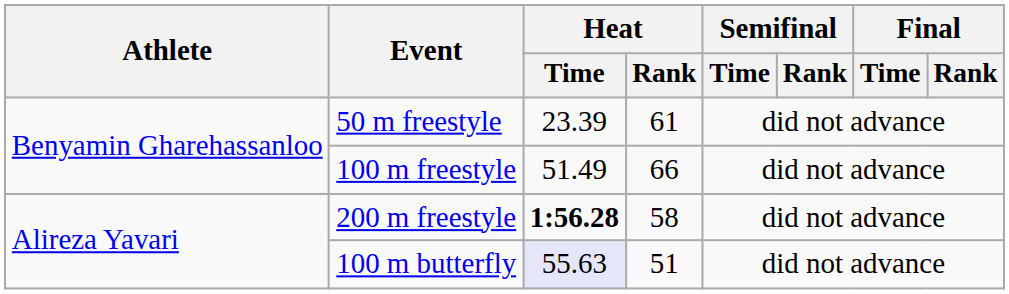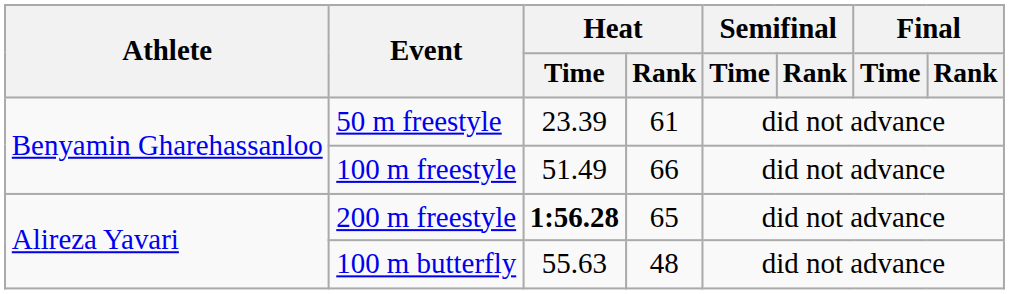(664, 217) 58 -> (664, 217) 65
(574, 264) lavender background -> (574, 264) no background
(664, 264) 51 -> (664, 264) 48
